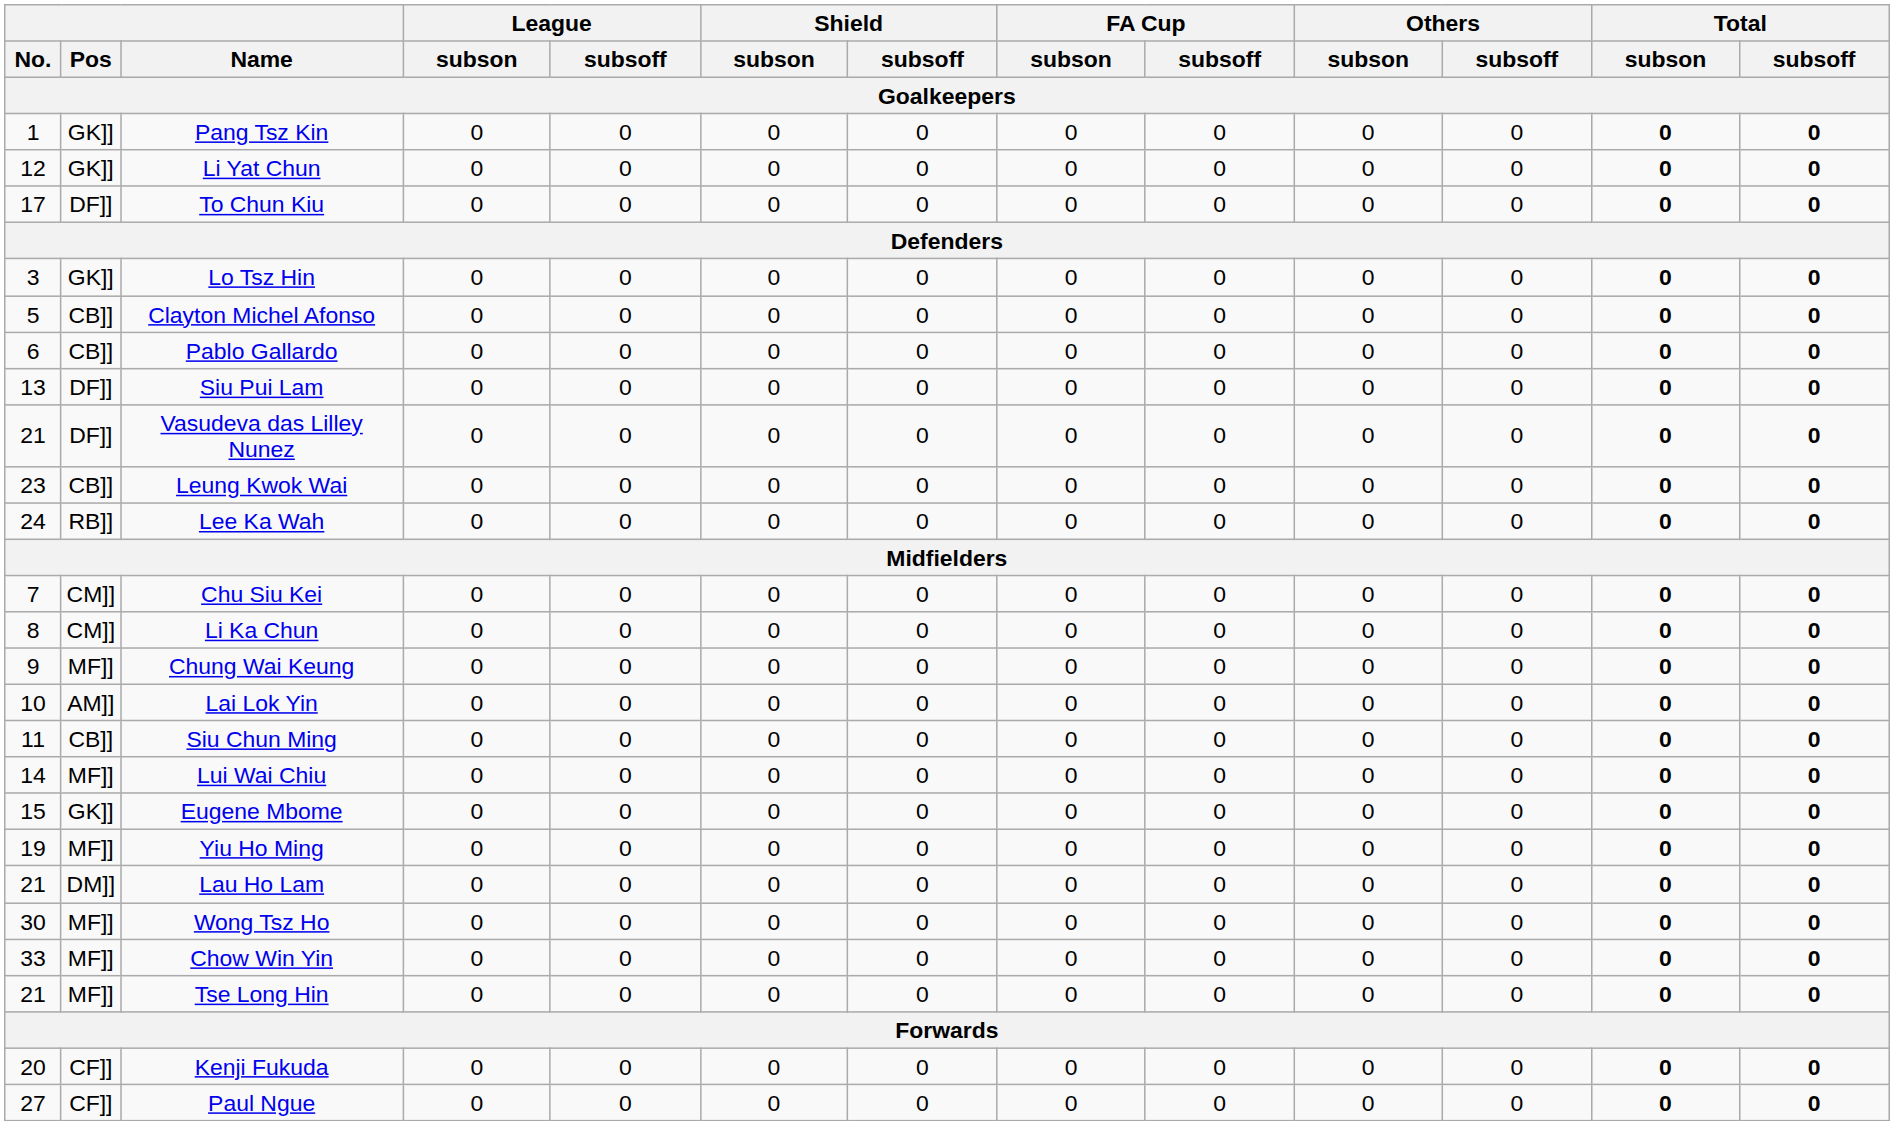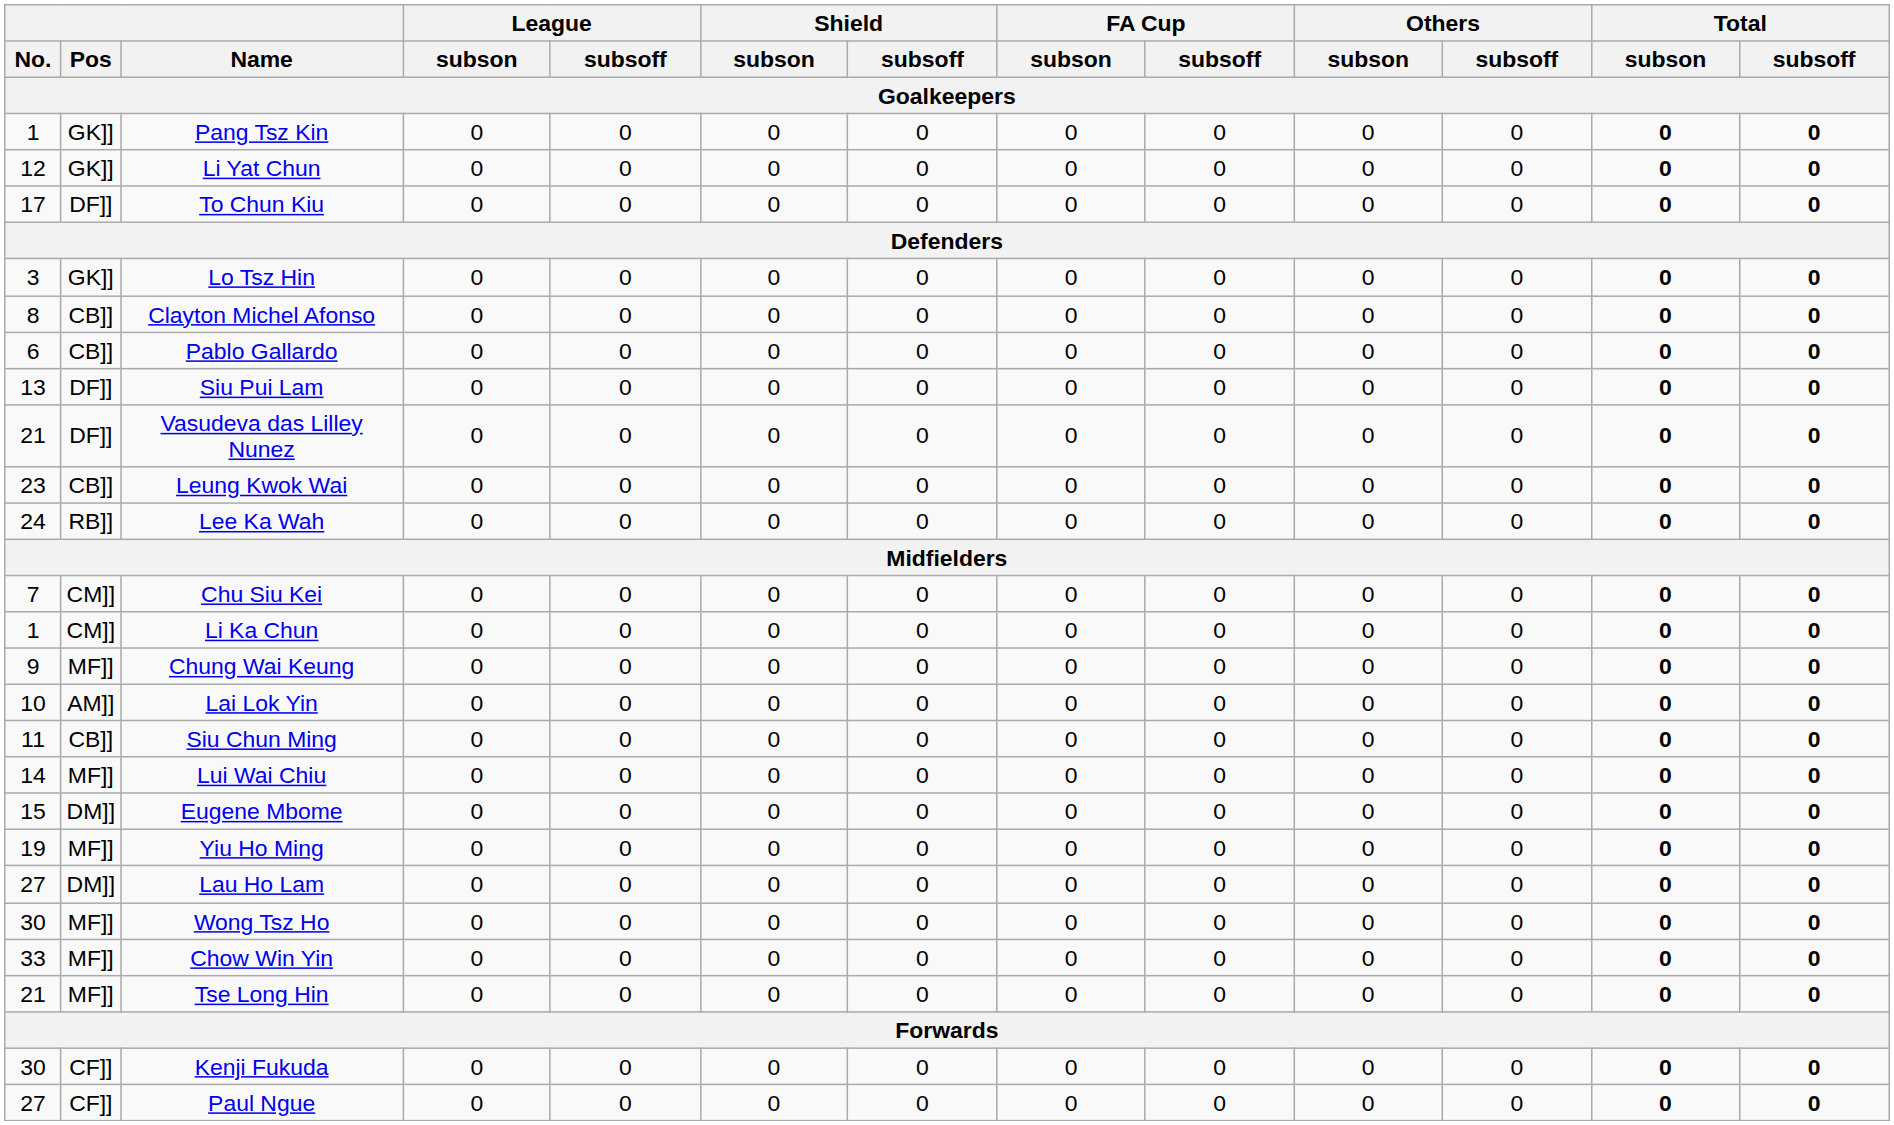(33, 314) 5 -> (33, 314) 8
(33, 630) 8 -> (33, 630) 1
(91, 812) GK]] -> (91, 812) DM]]
(33, 884) 21 -> (33, 884) 27
(33, 1066) 20 -> (33, 1066) 30
